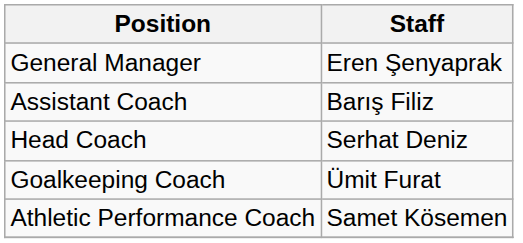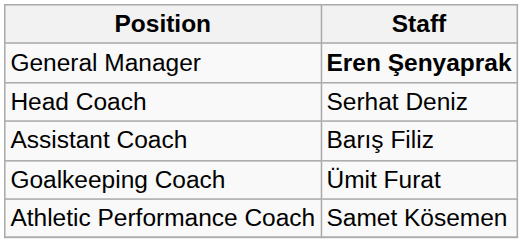(414, 62) normal -> (419, 62) bold
rows swapped: (78, 140) <-> (99, 101)
